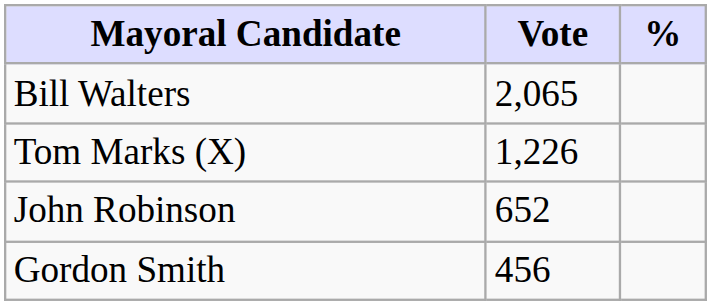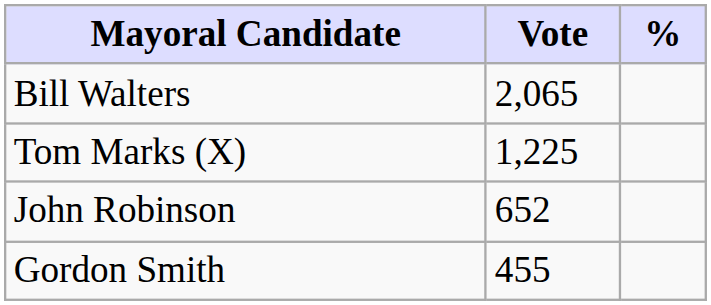(537, 151) 1,226 -> (537, 151) 1,225
(523, 269) 456 -> (523, 269) 455
